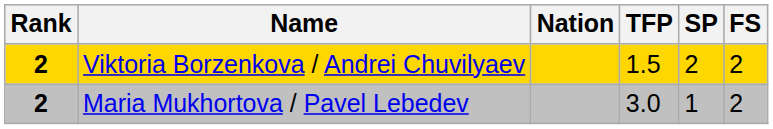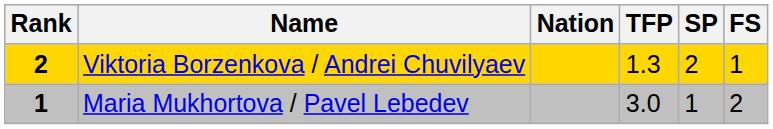(643, 63) 1.5 -> (643, 63) 1.3
(736, 63) 2 -> (736, 63) 1
(41, 103) 2 -> (41, 103) 1
